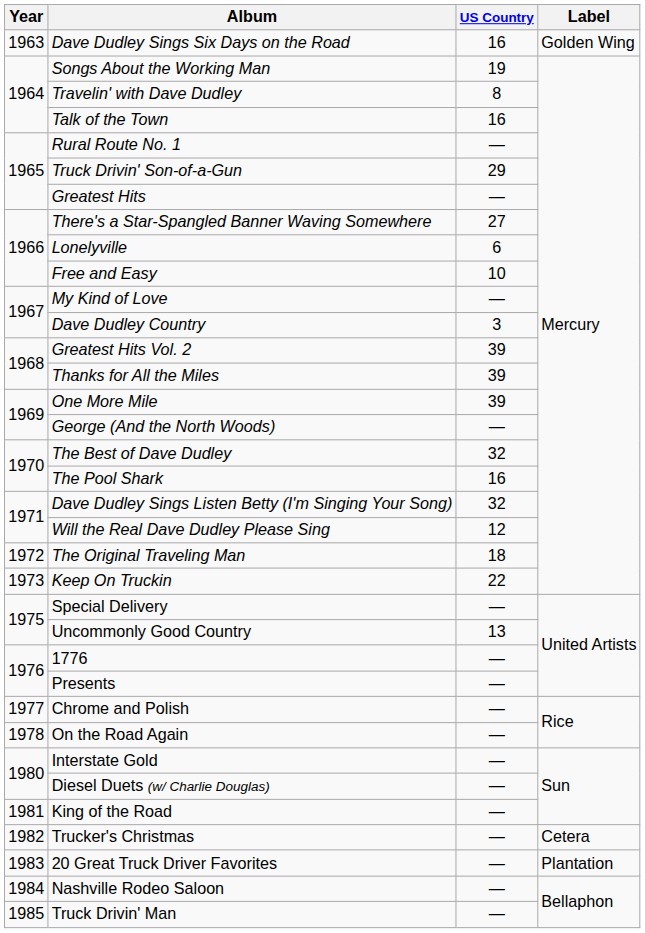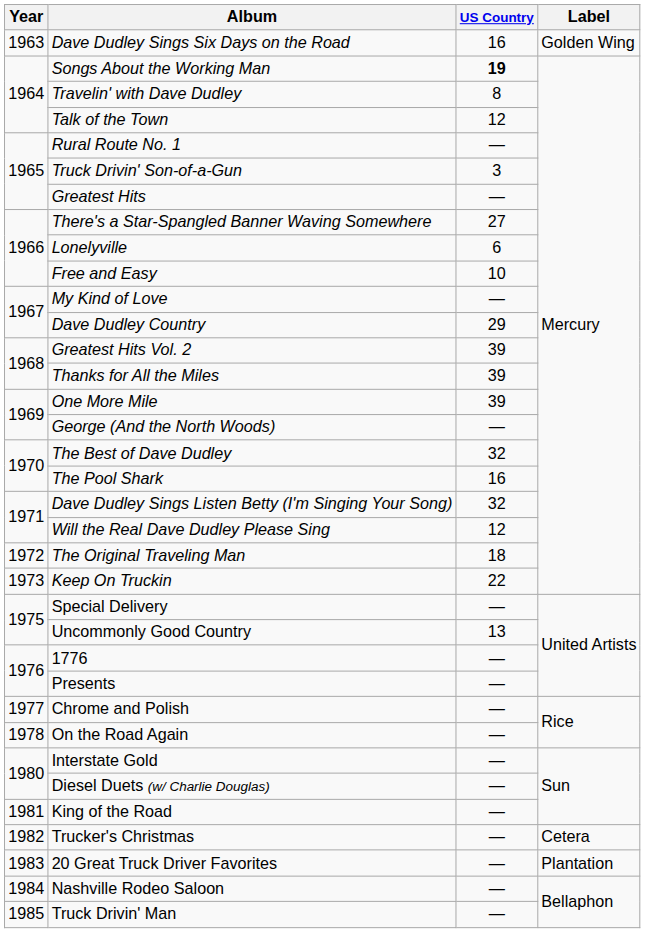(497, 68) normal -> (497, 68) bold
(497, 119) 16 -> (497, 119) 12
(497, 171) 29 -> (497, 171) 3
(497, 324) 3 -> (497, 324) 29
